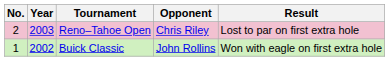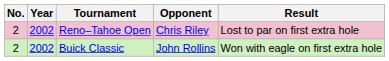(42, 31) 2003 -> (42, 31) 2002
(16, 48) 1 -> (16, 48) 2
